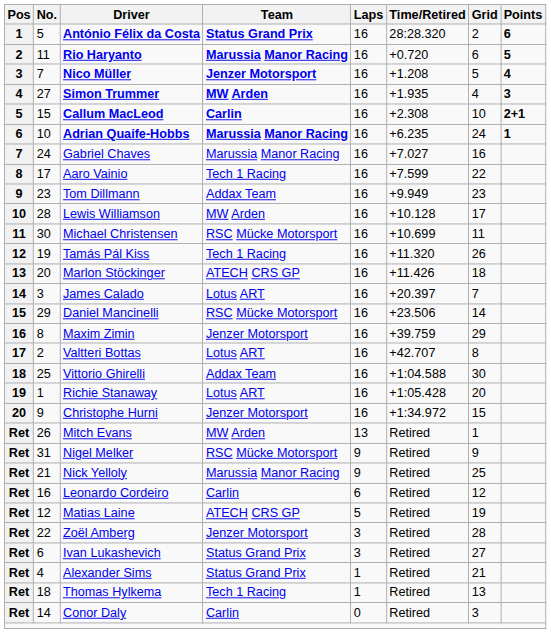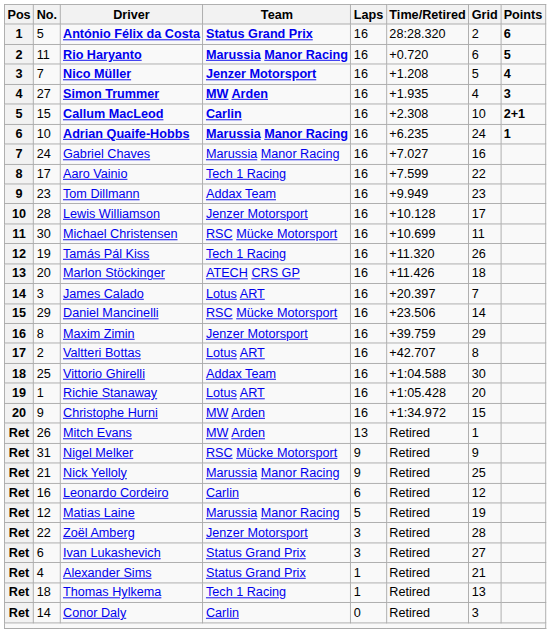(235, 213) MW Arden -> (257, 213) Jenzer Motorsport
(257, 413) Jenzer Motorsport -> (235, 413) MW Arden
(253, 512) ATECH CRS GP -> (273, 512) Marussia Manor Racing
